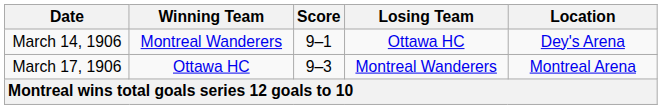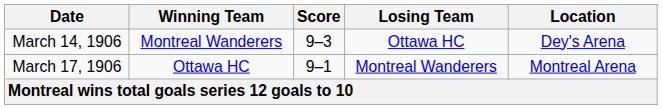(319, 41) 9–1 -> (319, 41) 9–3
(319, 66) 9–3 -> (319, 66) 9–1
